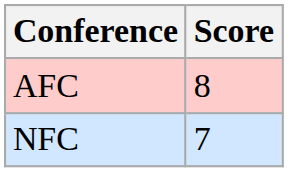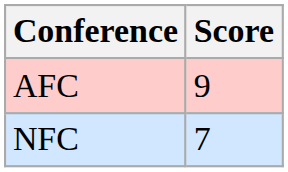(202, 85) 8 -> (202, 85) 9
